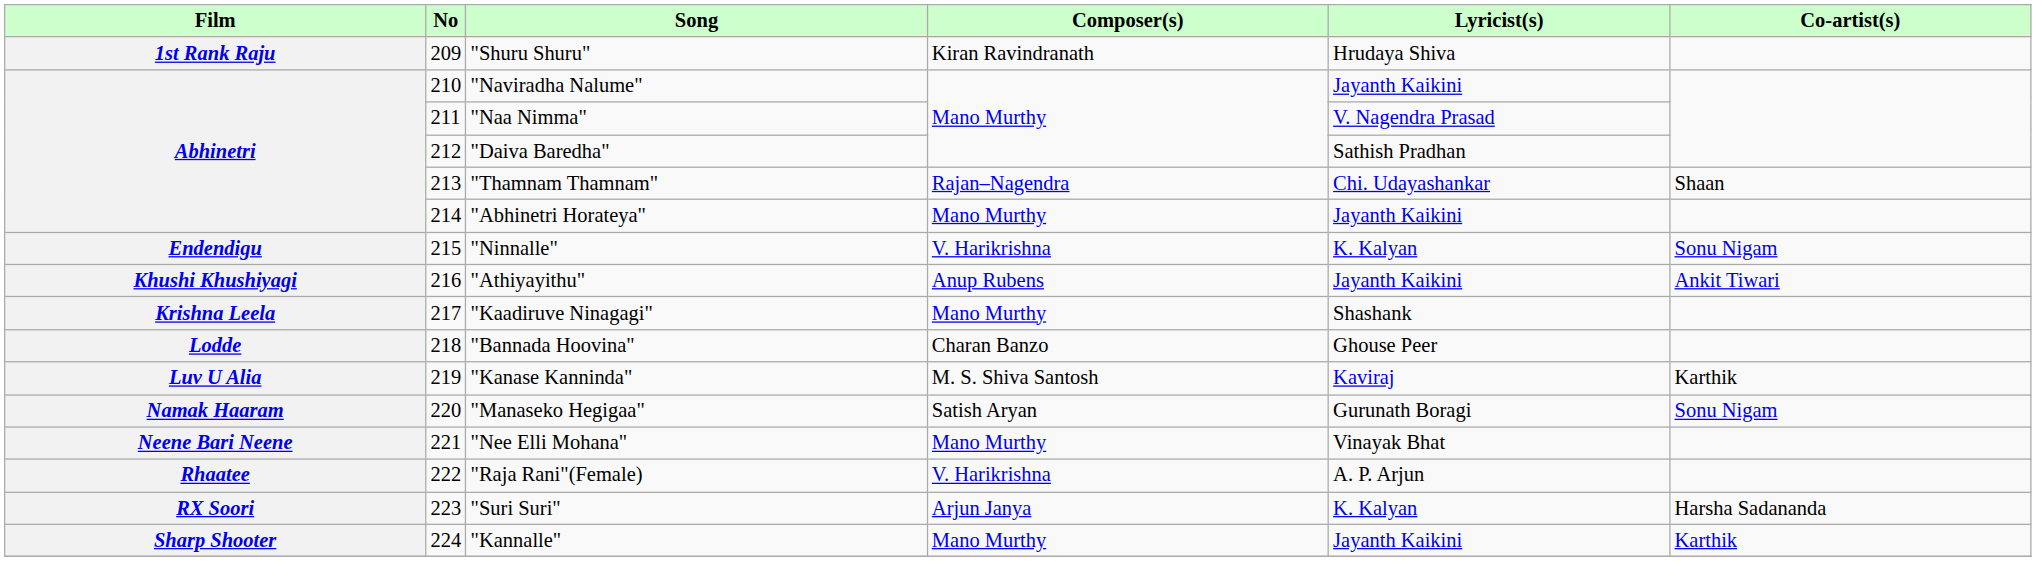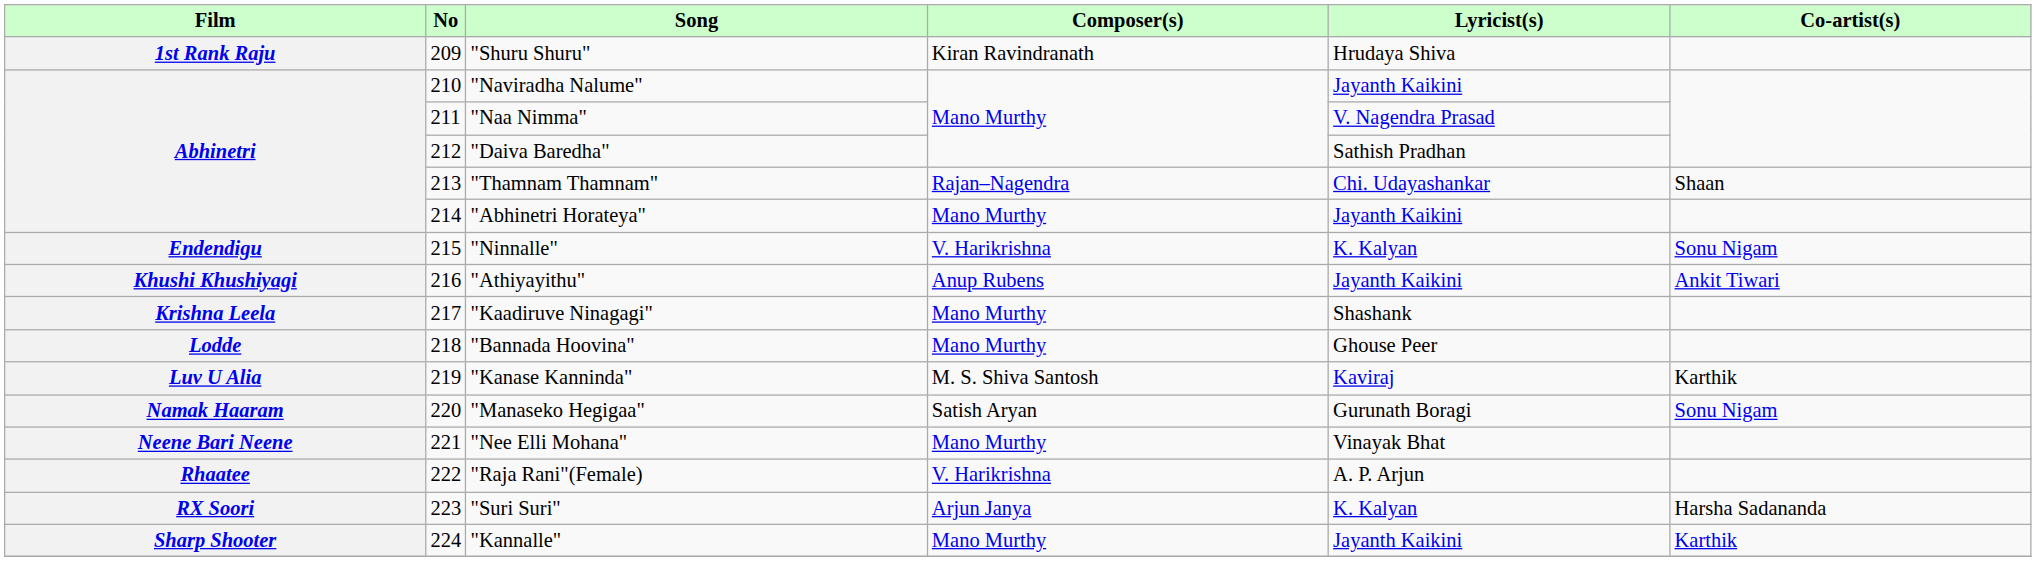(990, 345) Charan Banzo -> (989, 345) Mano Murthy
